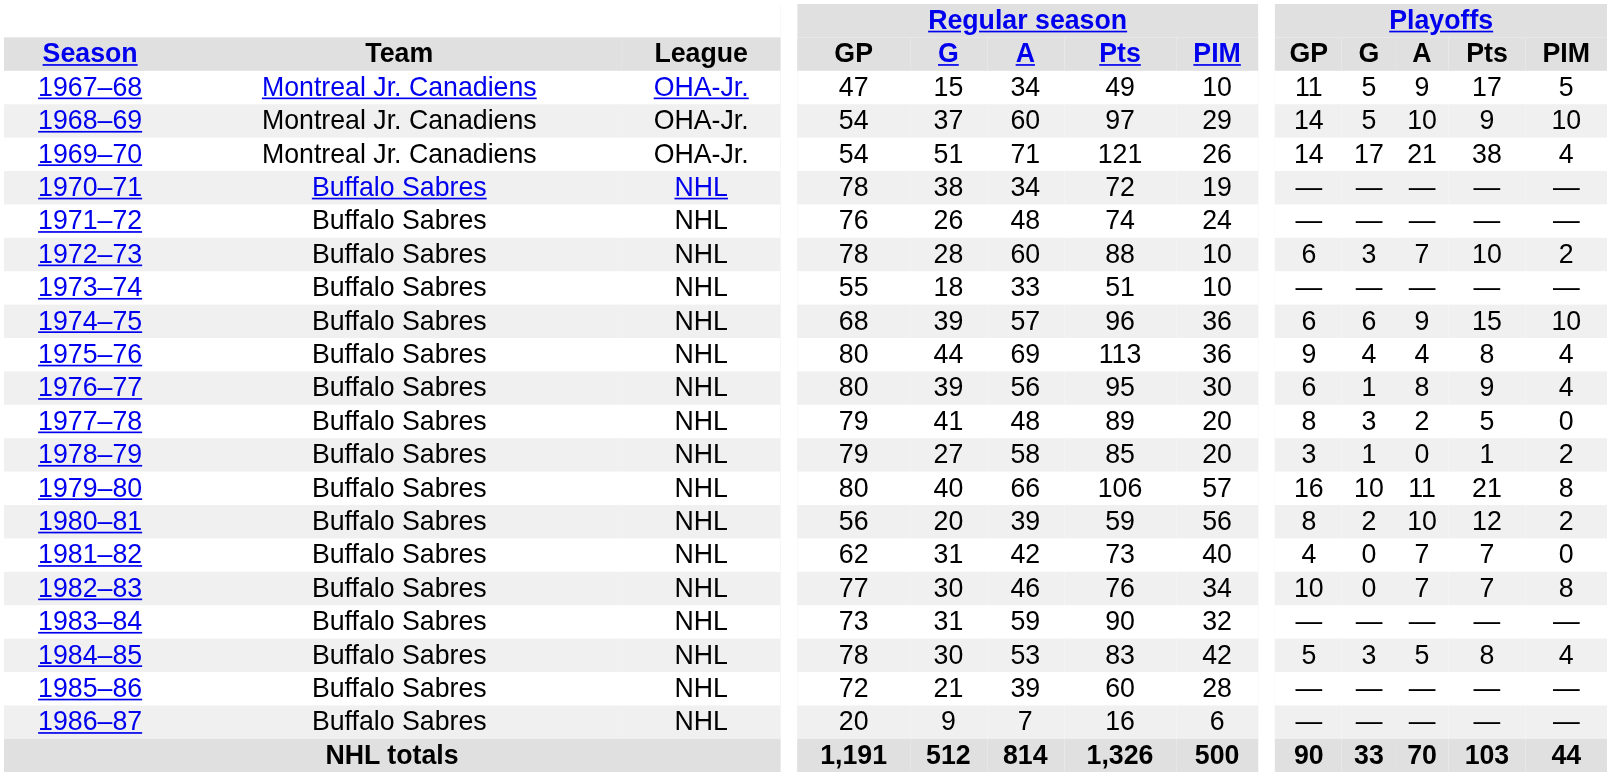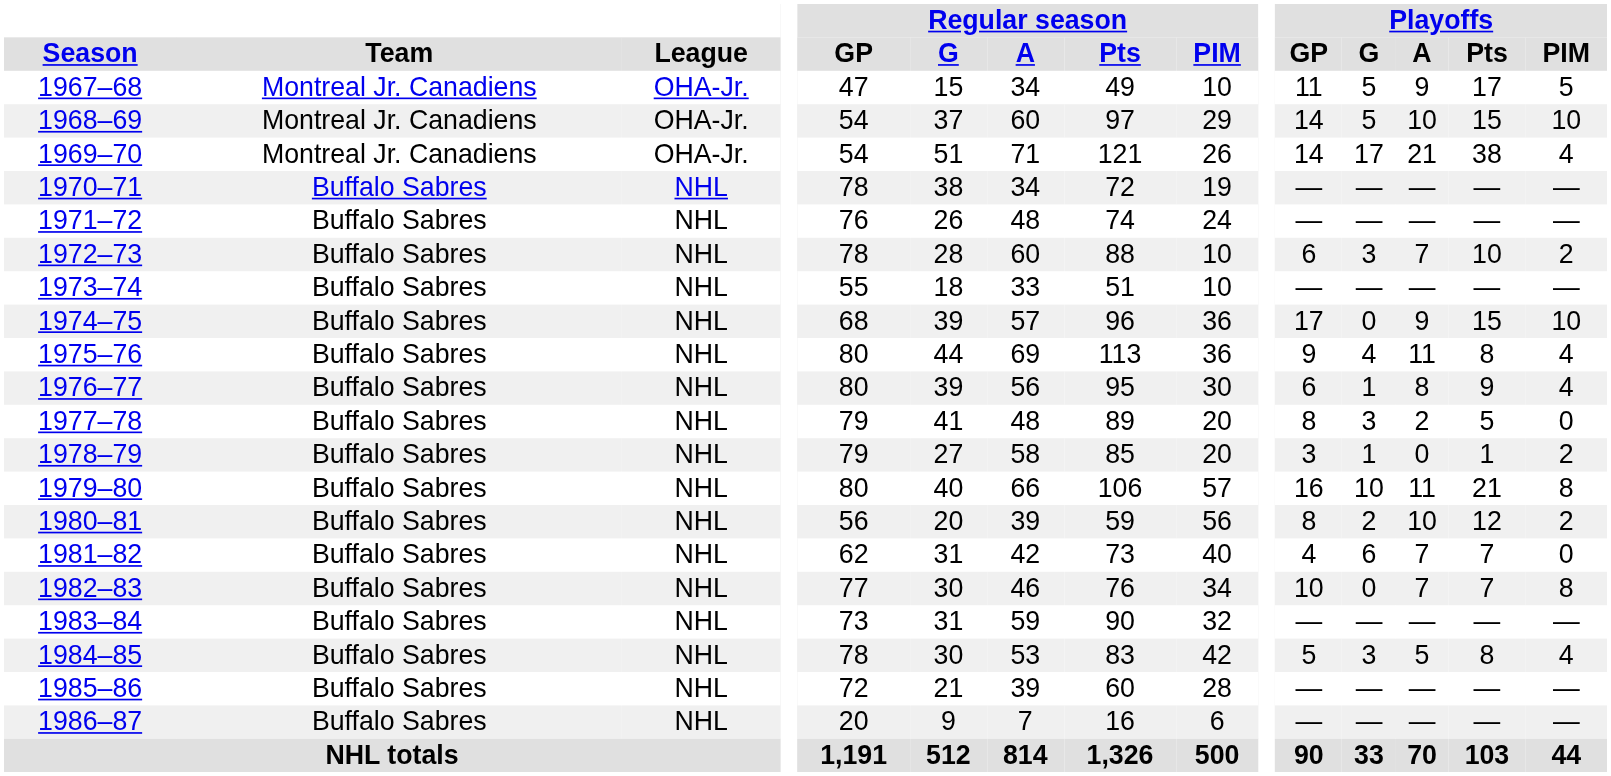(1487, 120) 9 -> (1487, 120) 15
(1309, 320) 6 -> (1309, 320) 17
(1369, 320) 6 -> (1369, 320) 0
(1422, 354) 4 -> (1422, 354) 11
(1369, 554) 0 -> (1369, 554) 6
